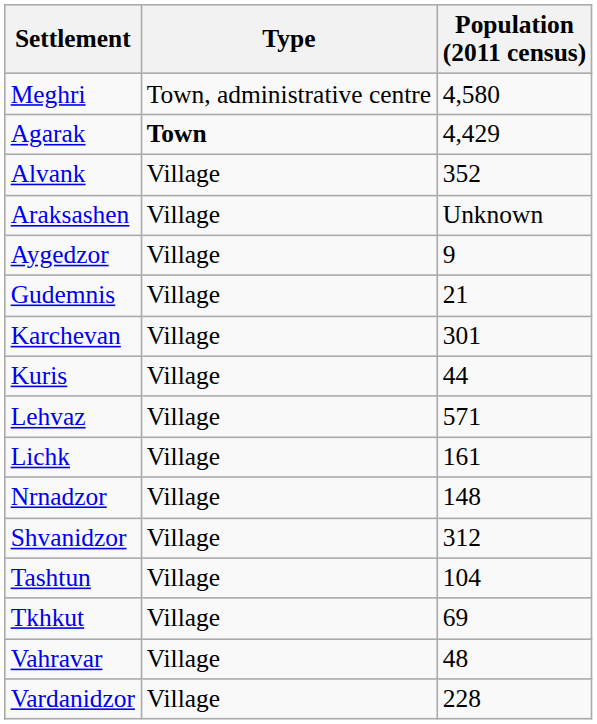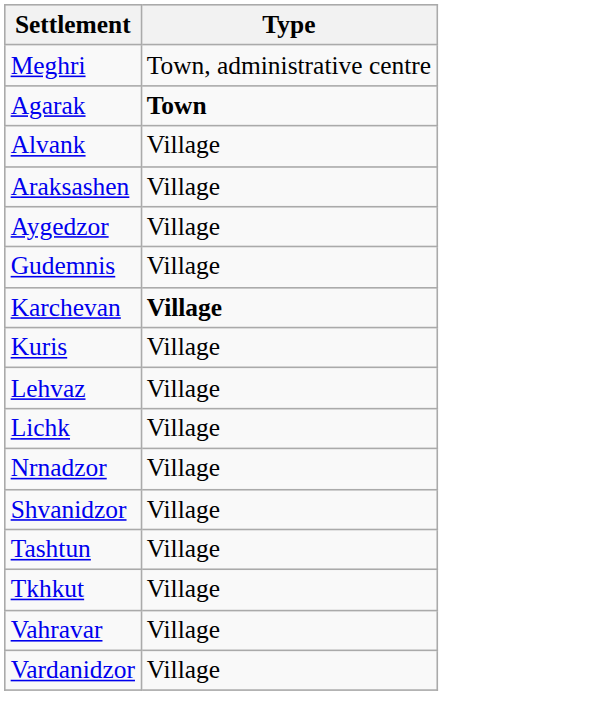- column: (515, 38)
(183, 335) normal -> (184, 307) bold
